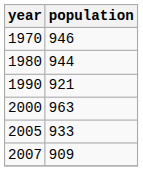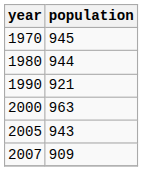(61, 39) 946 -> (61, 39) 945
(61, 132) 933 -> (61, 132) 943
